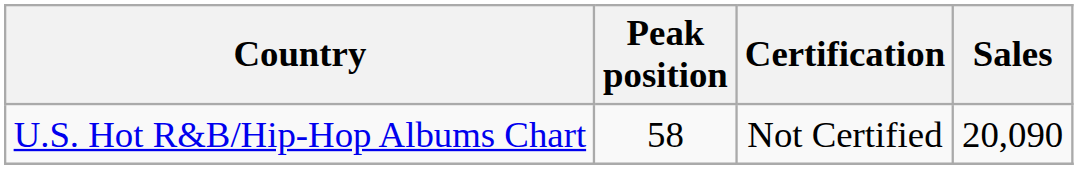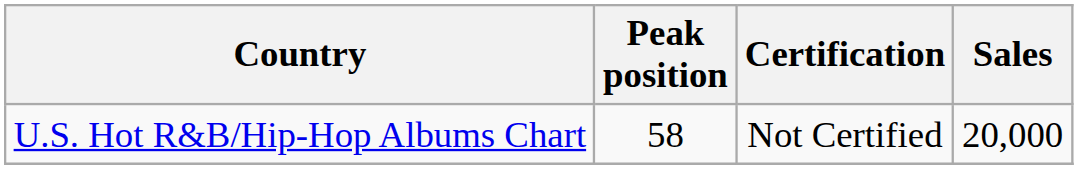(1013, 133) 20,090 -> (1013, 133) 20,000
